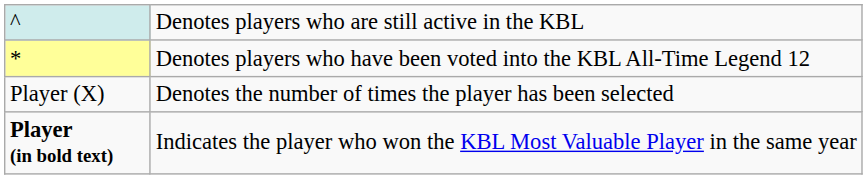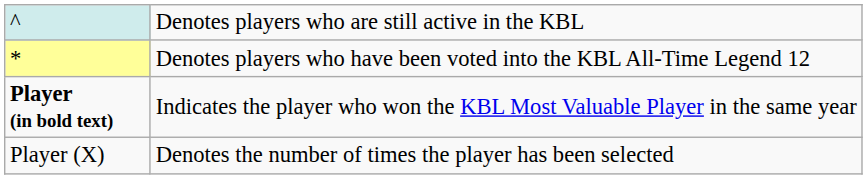rows swapped: (57, 93) <-> (62, 142)
